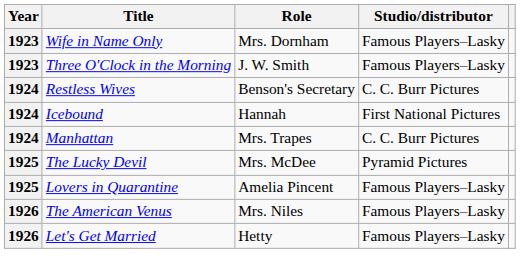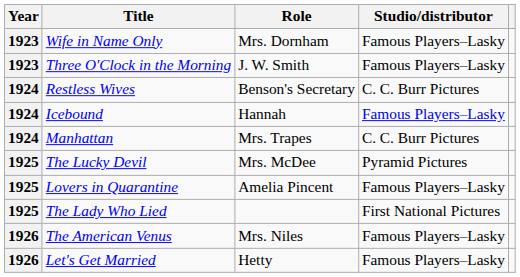(431, 114) First National Pictures -> (433, 114) Famous Players–Lasky
+ row: (106, 211)
